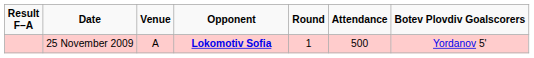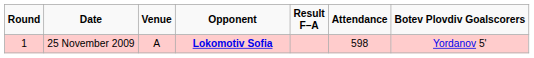columns swapped: (309, 19) <-> (24, 19)
(360, 44) 500 -> (360, 44) 598
